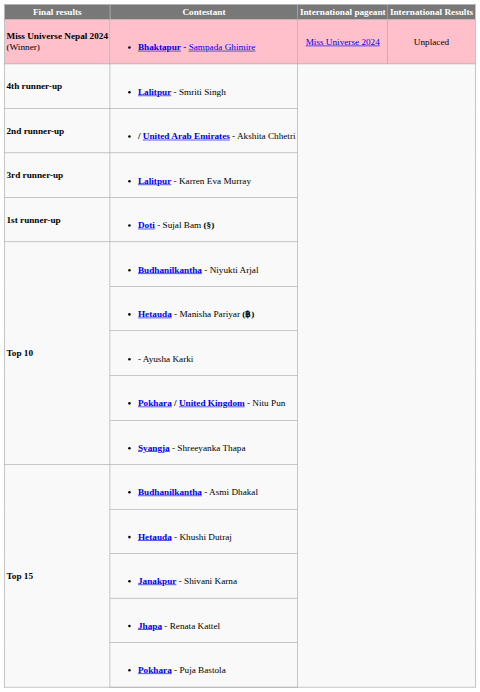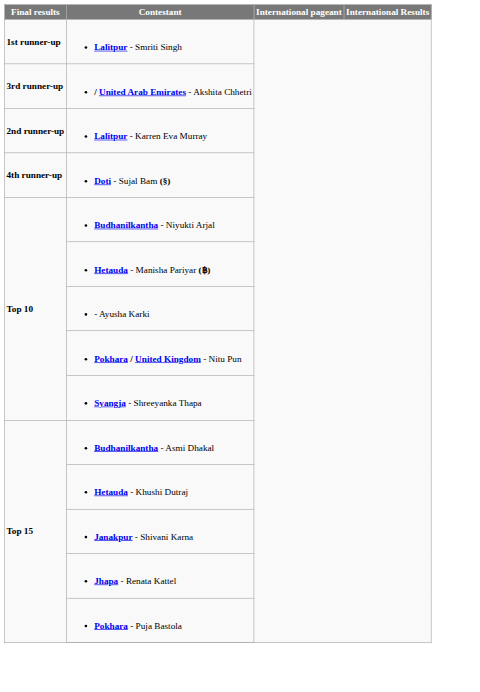- row: (204, 48)
(34, 86) 4th runner-up -> (34, 42) 1st runner-up
(35, 131) 2nd runner-up -> (35, 86) 3rd runner-up
(35, 175) 3rd runner-up -> (35, 131) 2nd runner-up
(34, 220) 1st runner-up -> (34, 175) 4th runner-up
